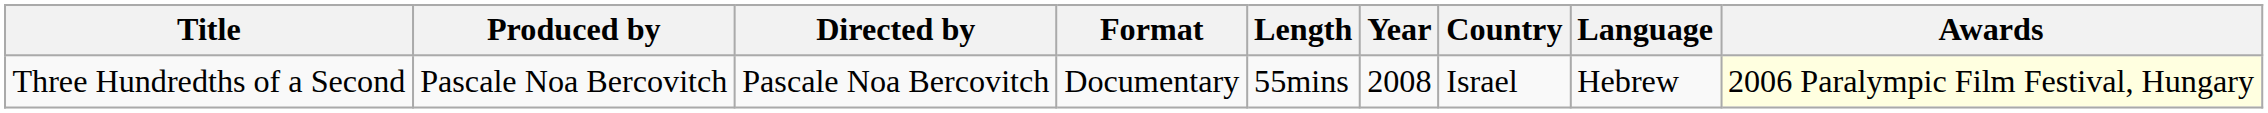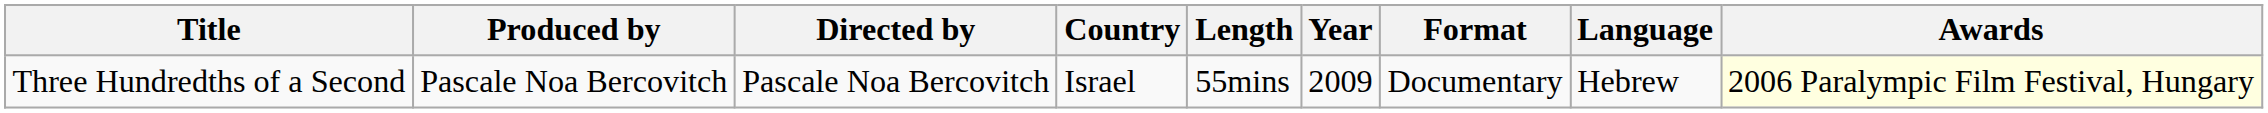columns swapped: (1152, 30) <-> (1504, 30)
(1399, 81) 2008 -> (1340, 81) 2009
